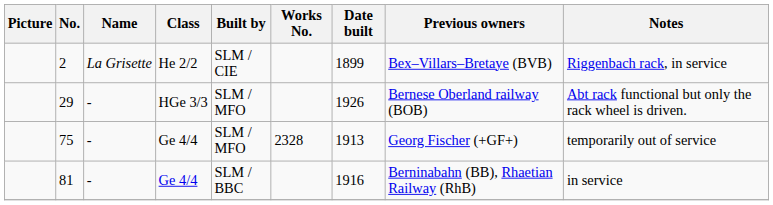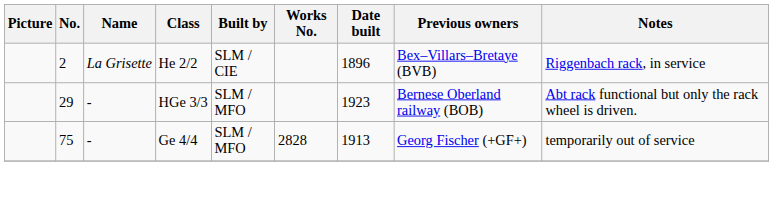(350, 63) 1899 -> (356, 63) 1896
(350, 102) 1926 -> (356, 102) 1923
(289, 141) 2328 -> (292, 141) 2828
- row: (66, 180)
